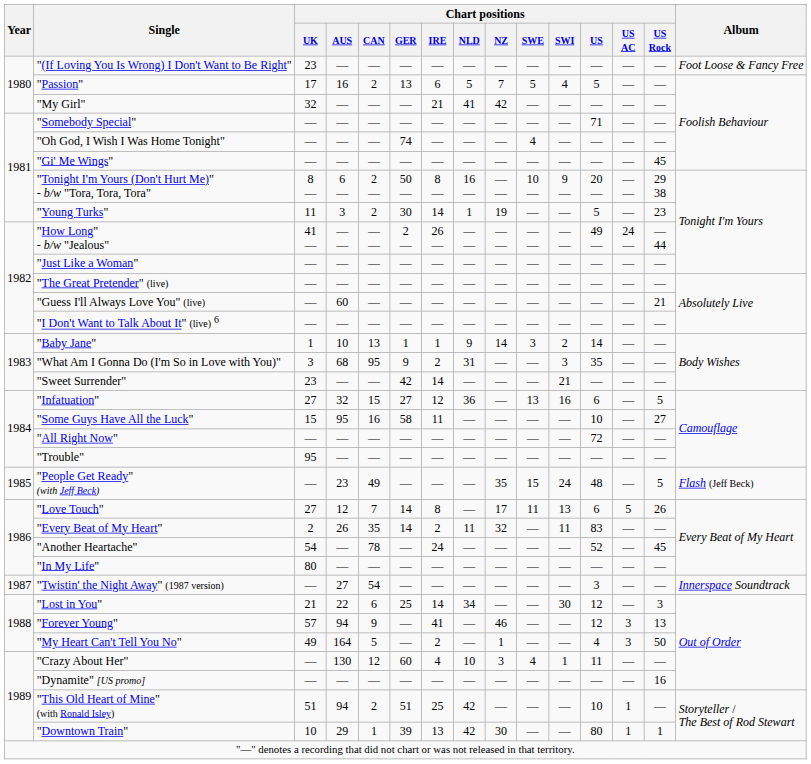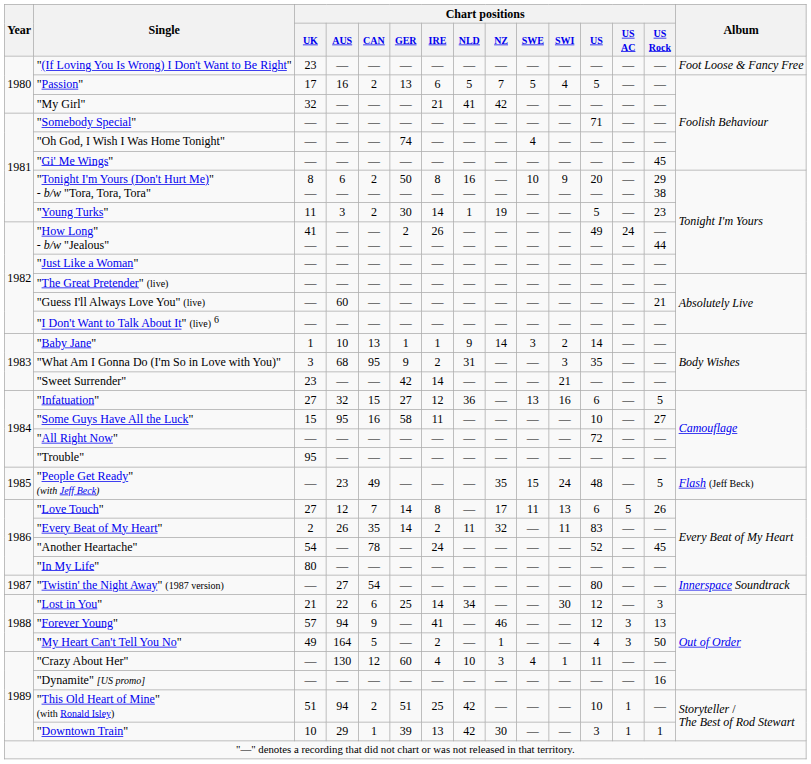(596, 585) 3 -> (596, 585) 80
(596, 731) 80 -> (596, 731) 3
